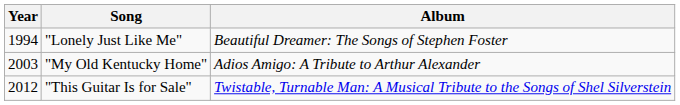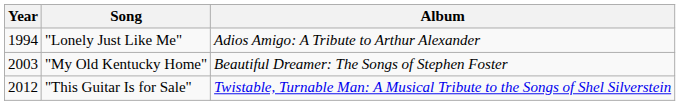(361, 40) Beautiful Dreamer: The Songs of Stephen Foster -> (347, 40) Adios Amigo: A Tribute to Arthur Alexander
(347, 64) Adios Amigo: A Tribute to Arthur Alexander -> (361, 64) Beautiful Dreamer: The Songs of Stephen Foster
